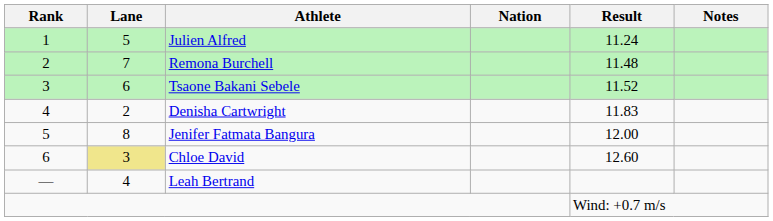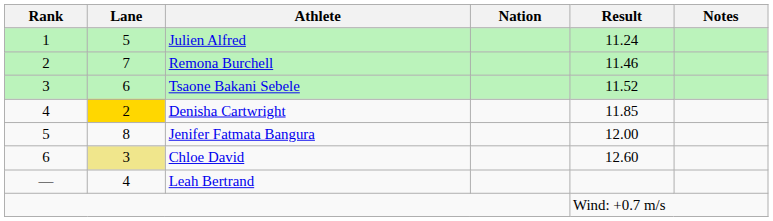(622, 63) 11.48 -> (622, 63) 11.46
(126, 110) no background -> (126, 110) gold background
(622, 110) 11.83 -> (622, 110) 11.85
